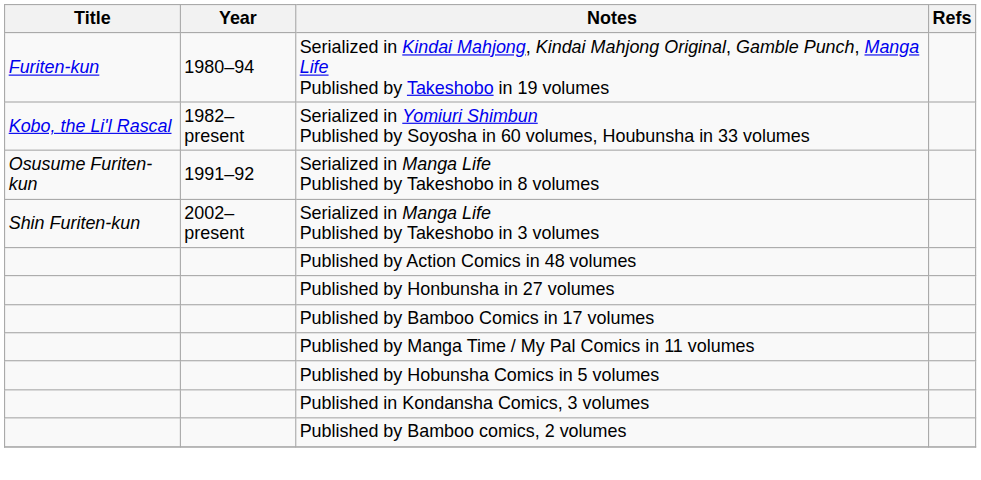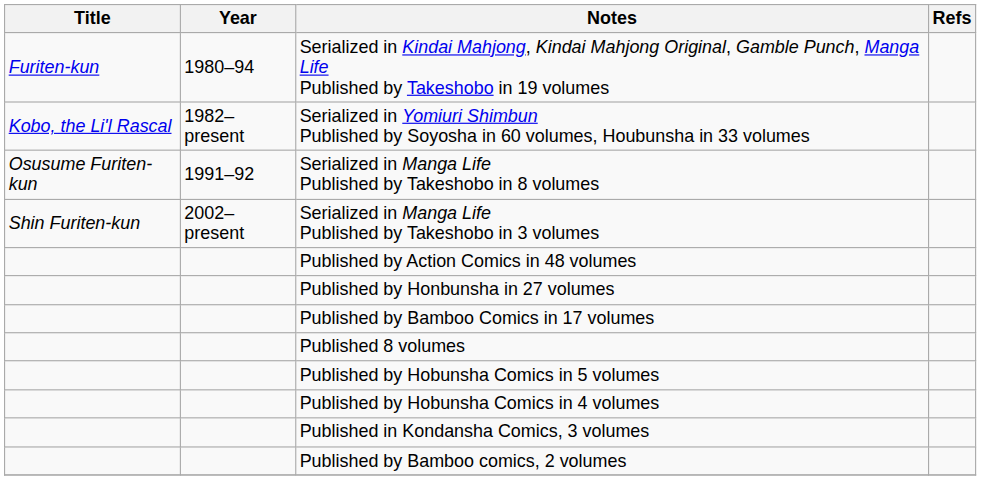- row: (527, 346)
+ row: (382, 346)
+ row: (479, 403)
